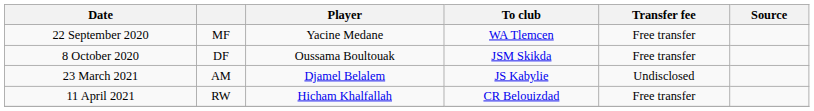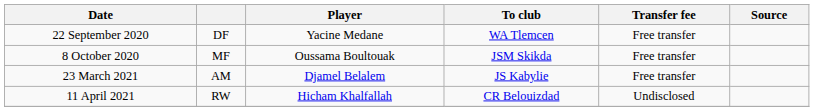(221, 34) MF -> (221, 34) DF
(221, 55) DF -> (221, 55) MF
(664, 75) Undisclosed -> (664, 75) Free transfer
(664, 95) Free transfer -> (664, 95) Undisclosed
